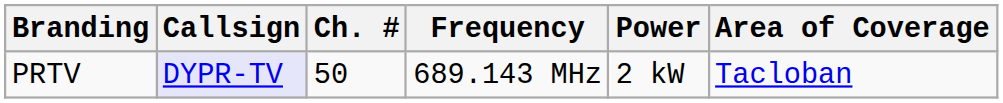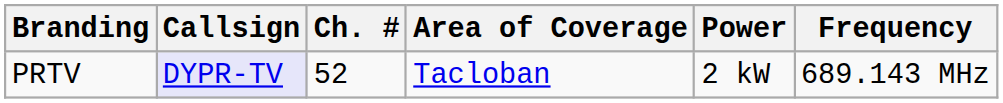columns swapped: (508, 28) <-> (852, 28)
(331, 75) 50 -> (331, 75) 52
